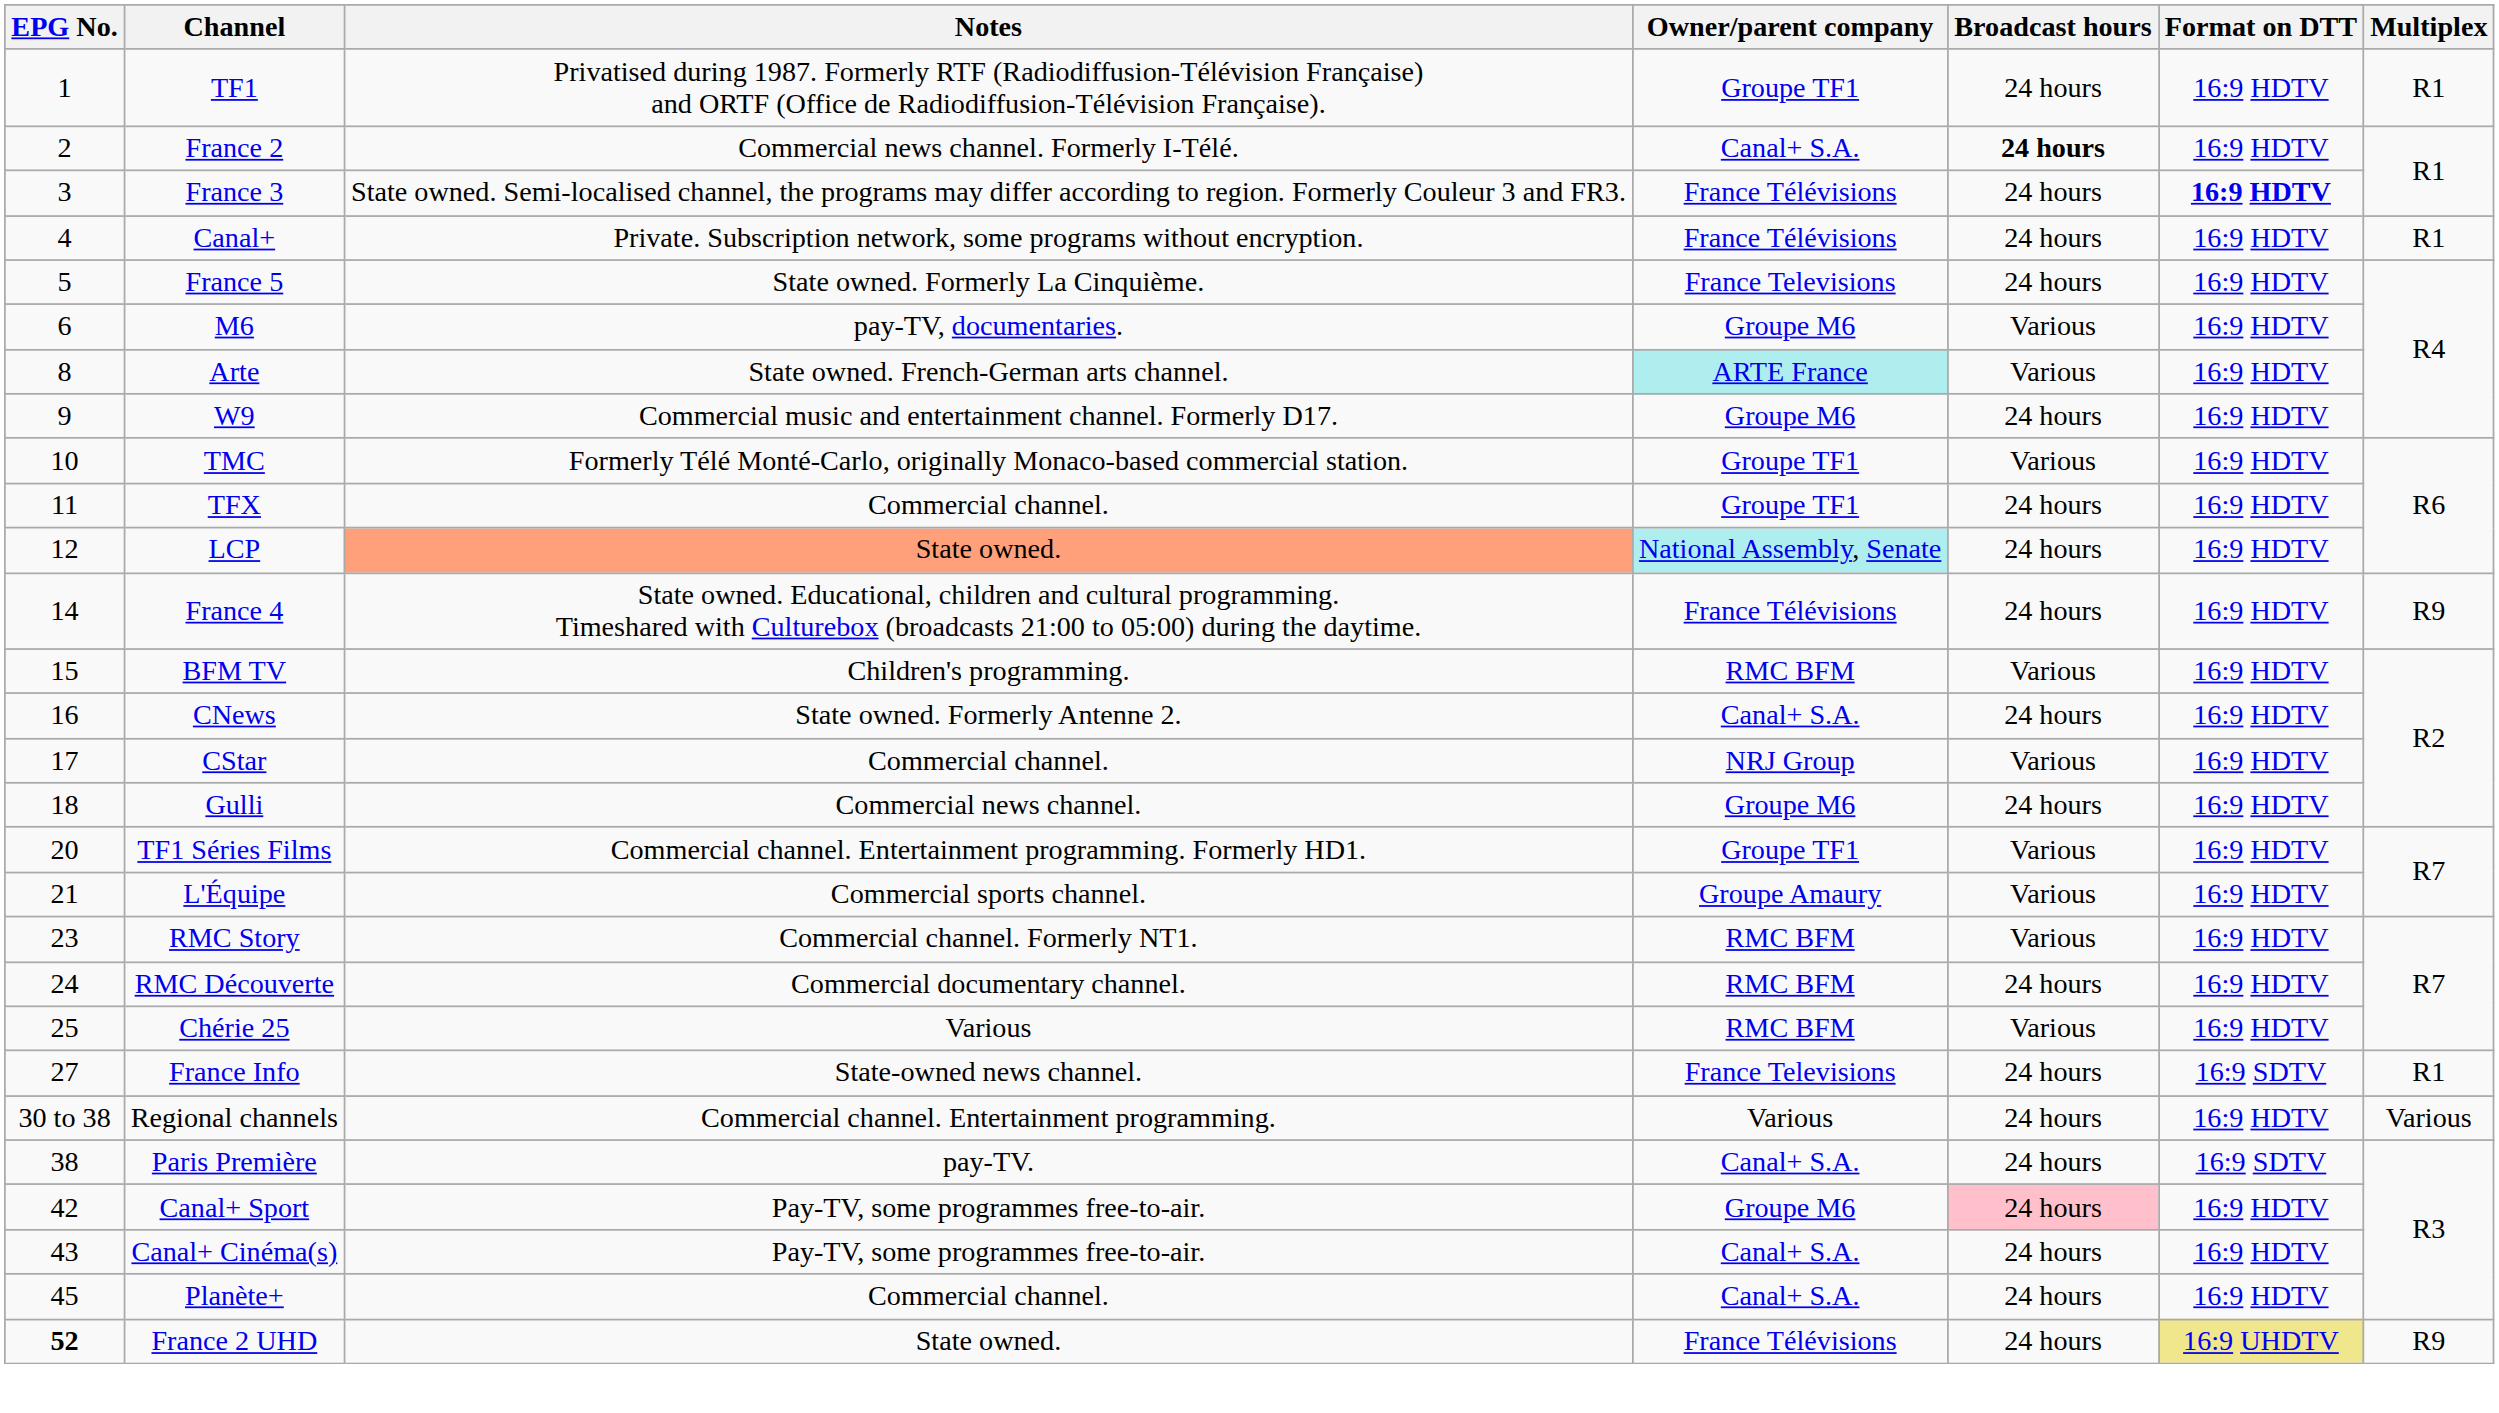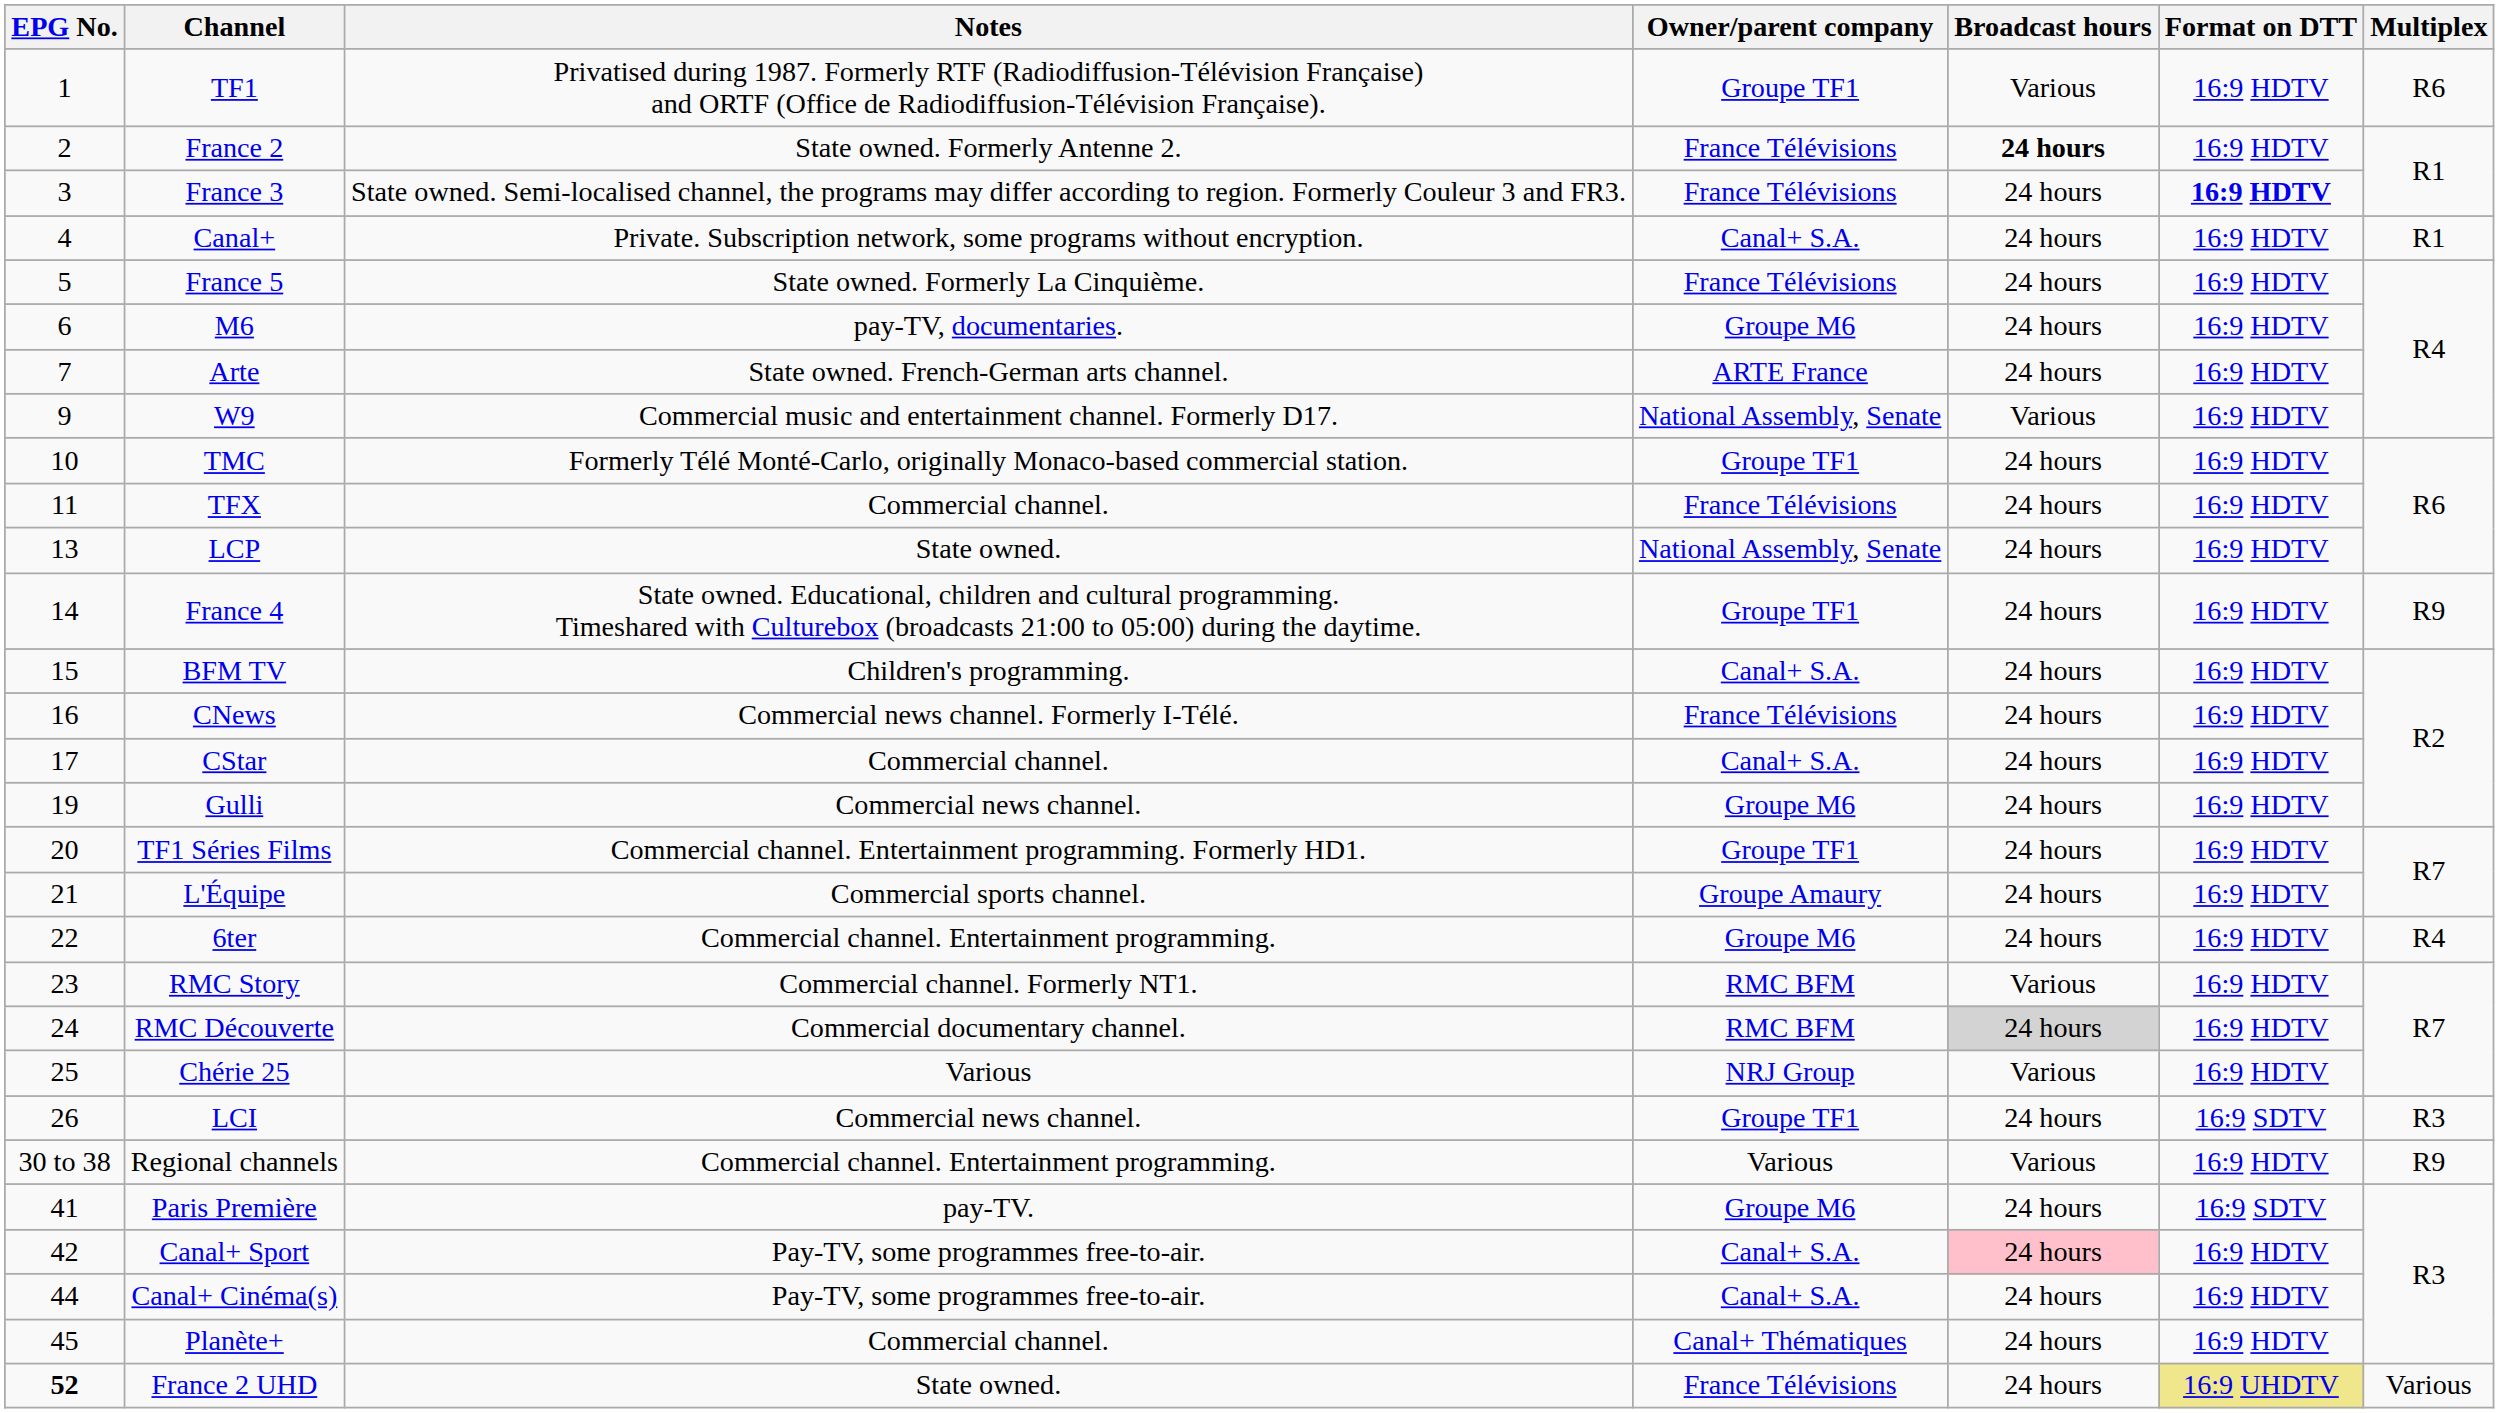(2053, 87) 24 hours -> (2053, 87) Various
(2429, 87) R1 -> (2429, 87) R6
(988, 147) Commercial news channel. Formerly I-Télé. -> (988, 147) State owned. Formerly Antenne 2.
(1790, 147) Canal+ S.A. -> (1790, 147) France Télévisions
(1790, 237) France Télévisions -> (1790, 237) Canal+ S.A.
(1790, 281) France Televisions -> (1790, 281) France Télévisions
(2053, 326) Various -> (2053, 326) 24 hours
(65, 371) 8 -> (65, 371) 7
(1790, 371) paleturquoise background -> (1790, 371) no background
(2053, 371) Various -> (2053, 371) 24 hours
(1790, 415) Groupe M6 -> (1790, 415) National Assembly, Senate
(2053, 415) 24 hours -> (2053, 415) Various
(2053, 460) Various -> (2053, 460) 24 hours
(1790, 505) Groupe TF1 -> (1790, 505) France Télévisions
(65, 549) 12 -> (65, 549) 13
(988, 549) lightsalmon background -> (988, 549) no background
(1790, 549) paleturquoise background -> (1790, 549) no background
(1790, 610) France Télévisions -> (1790, 610) Groupe TF1
(1790, 670) RMC BFM -> (1790, 670) Canal+ S.A.
(2053, 670) Various -> (2053, 670) 24 hours
(988, 715) State owned. Formerly Antenne 2. -> (988, 715) Commercial news channel. Formerly I-Télé.
(1790, 715) Canal+ S.A. -> (1790, 715) France Télévisions
(1790, 760) NRJ Group -> (1790, 760) Canal+ S.A.
(2053, 760) Various -> (2053, 760) 24 hours
(65, 804) 18 -> (65, 804) 19
(2053, 849) Various -> (2053, 849) 24 hours
(2053, 894) Various -> (2053, 894) 24 hours
+ row: (234, 938)
(2053, 983) no background -> (2053, 1028) lightgrey background
(1790, 1028) RMC BFM -> (1790, 1072) NRJ Group
+ row: (234, 1117)
- row: (234, 1072)
(2053, 1117) 24 hours -> (2053, 1162) Various
(2429, 1117) Various -> (2429, 1162) R9
(65, 1162) 38 -> (65, 1206) 41
(1790, 1162) Canal+ S.A. -> (1790, 1206) Groupe M6
(1790, 1206) Groupe M6 -> (1790, 1251) Canal+ S.A.
(65, 1251) 43 -> (65, 1296) 44
(1790, 1296) Canal+ S.A. -> (1790, 1340) Canal+ Thématiques
(2429, 1340) R9 -> (2429, 1385) Various
